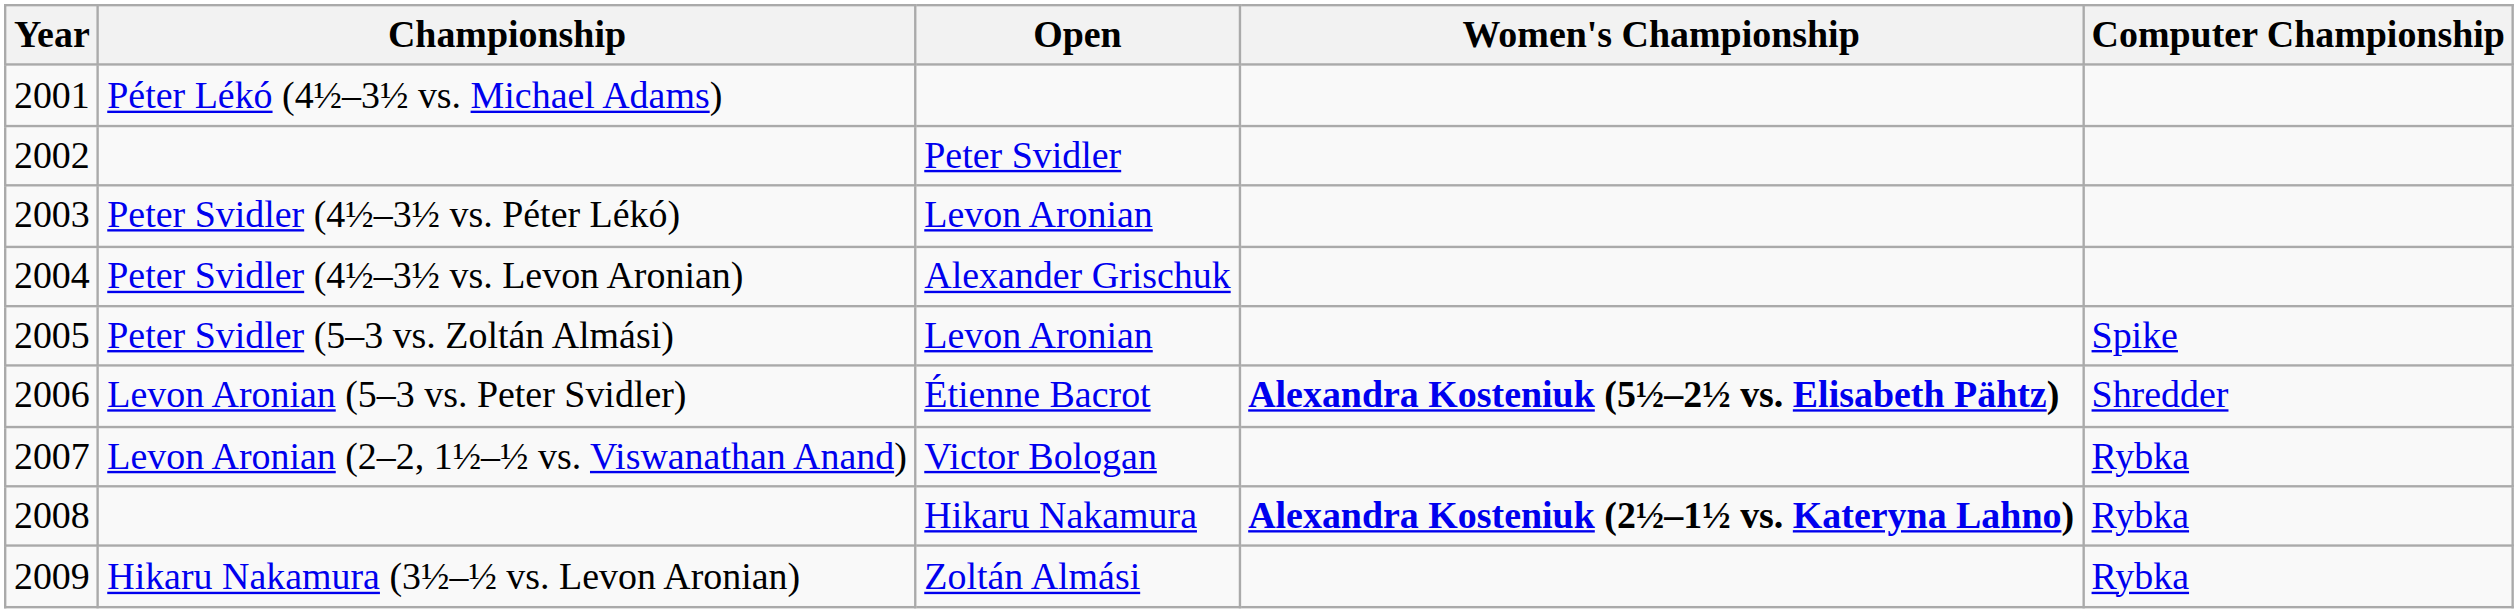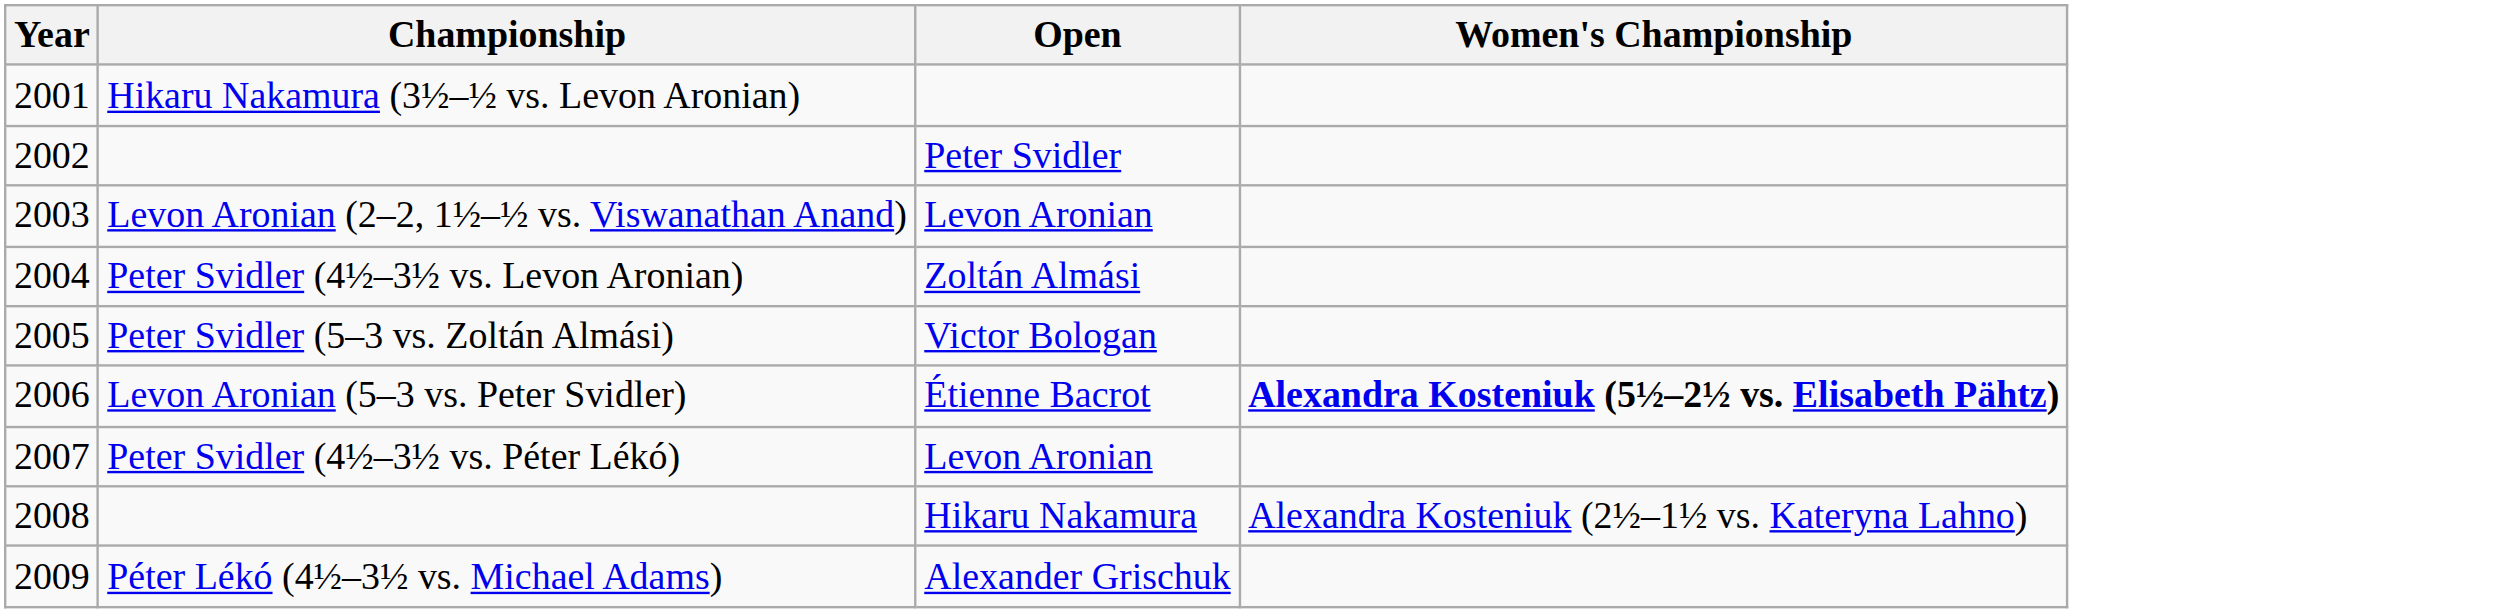- column: (2298, 34)
(415, 94) Péter Lékó (4½–3½ vs. Michael Adams) -> (454, 94) Hikaru Nakamura (3½–½ vs. Levon Aronian)
(394, 214) Peter Svidler (4½–3½ vs. Péter Lékó) -> (507, 214) Levon Aronian (2–2, 1½–½ vs. Viswanathan Anand)
(1077, 275) Alexander Grischuk -> (1032, 275) Zoltán Almási
(1039, 335) Levon Aronian -> (1041, 335) Victor Bologan
(507, 455) Levon Aronian (2–2, 1½–½ vs. Viswanathan Anand) -> (394, 455) Peter Svidler (4½–3½ vs. Péter Lékó)
(1041, 455) Victor Bologan -> (1039, 455) Levon Aronian
(1661, 515) bold -> (1638, 515) normal
(454, 575) Hikaru Nakamura (3½–½ vs. Levon Aronian) -> (415, 575) Péter Lékó (4½–3½ vs. Michael Adams)
(1032, 575) Zoltán Almási -> (1077, 575) Alexander Grischuk
